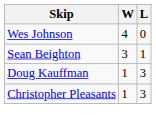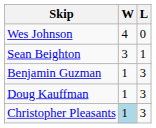+ row: (54, 73)
(125, 93) no background -> (125, 113) lightblue background
